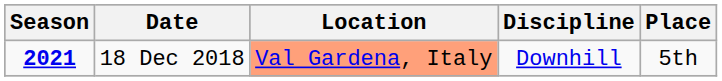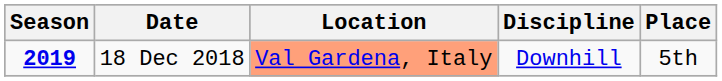(50, 59) 2021 -> (50, 59) 2019
